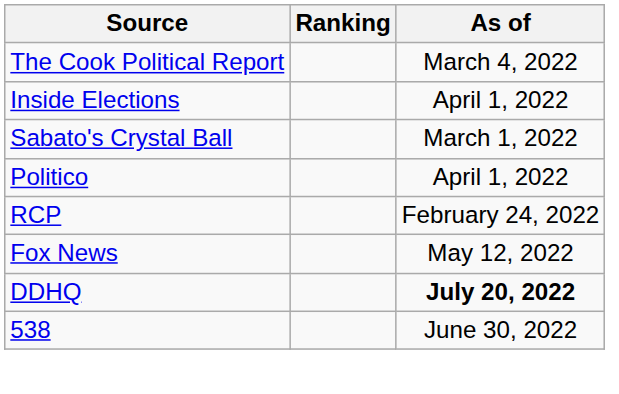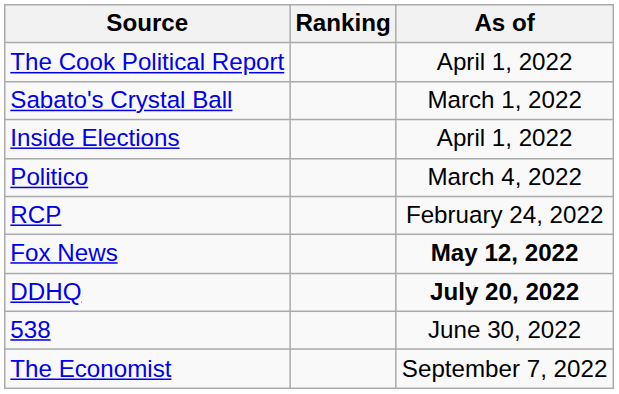(501, 61) March 4, 2022 -> (505, 61) April 1, 2022
rows swapped: (95, 100) <-> (121, 138)
(501, 176) April 1, 2022 -> (505, 176) March 4, 2022
(501, 253) normal -> (505, 253) bold
+ row: (91, 368)
